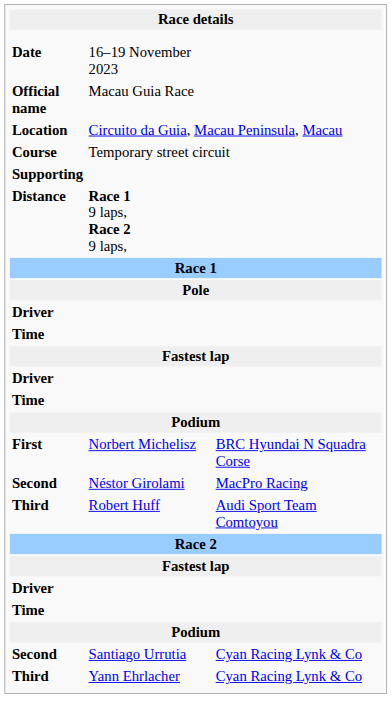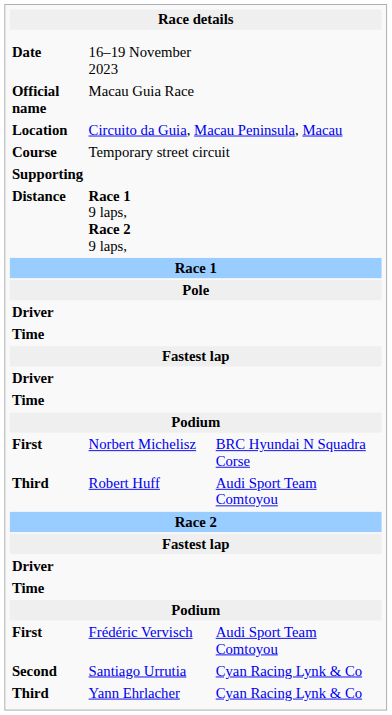- row: (34, 483)
+ row: (27, 632)
